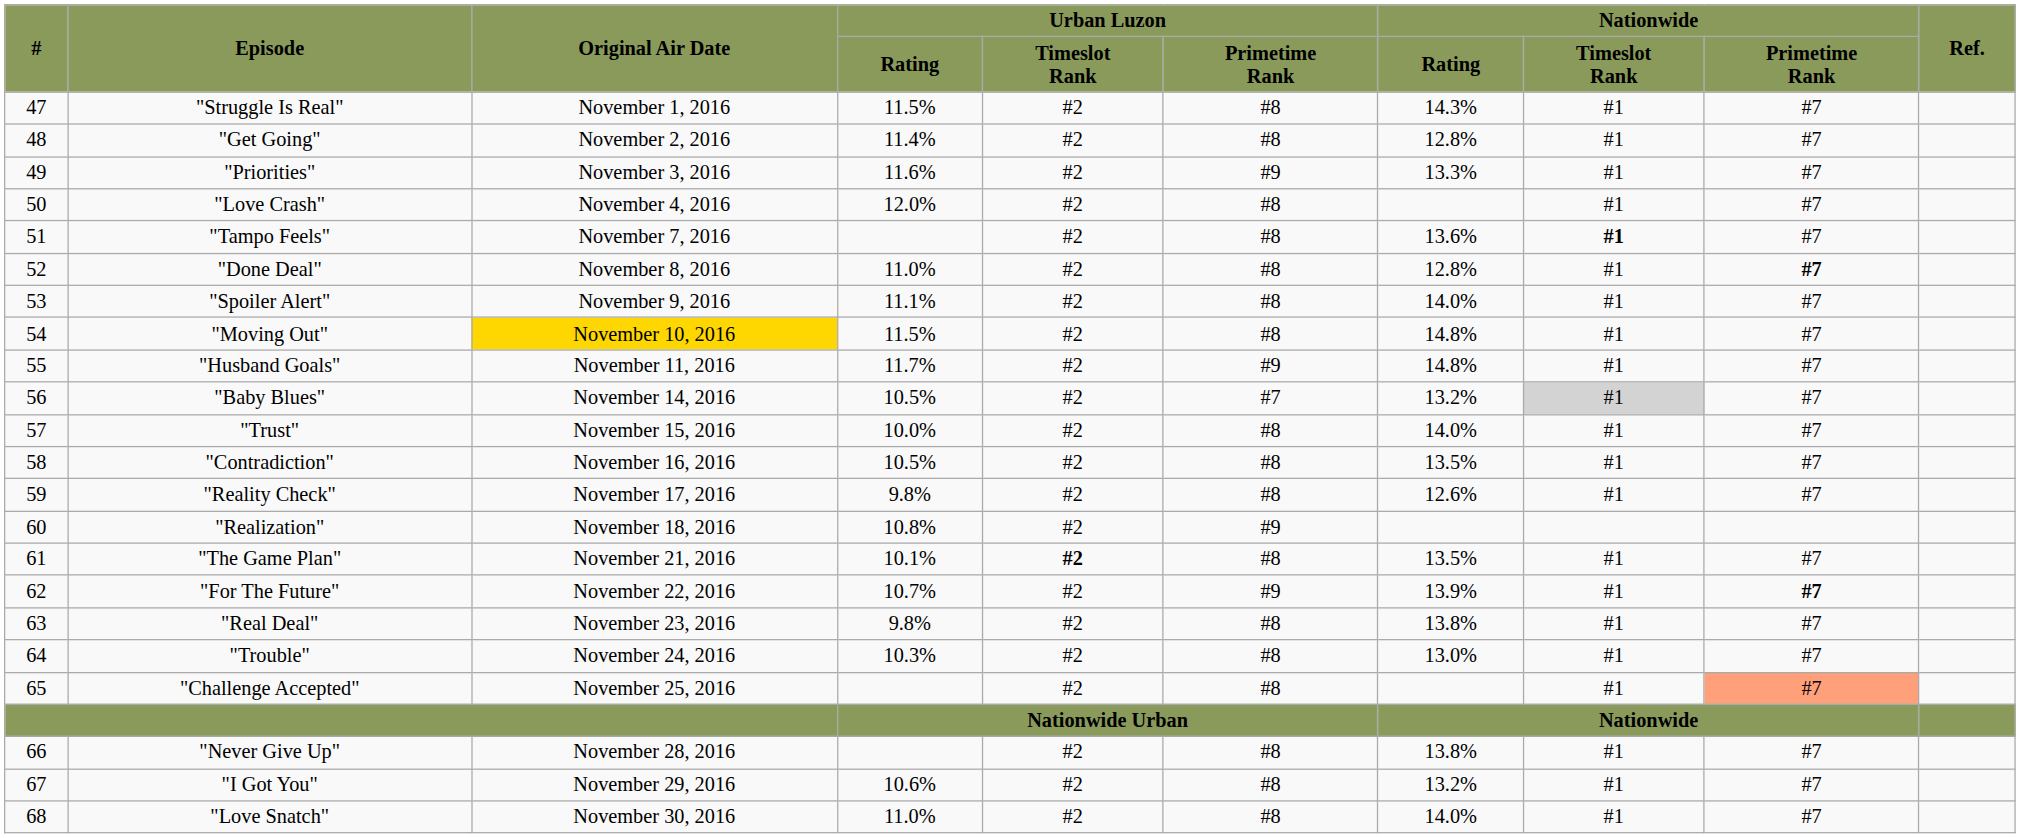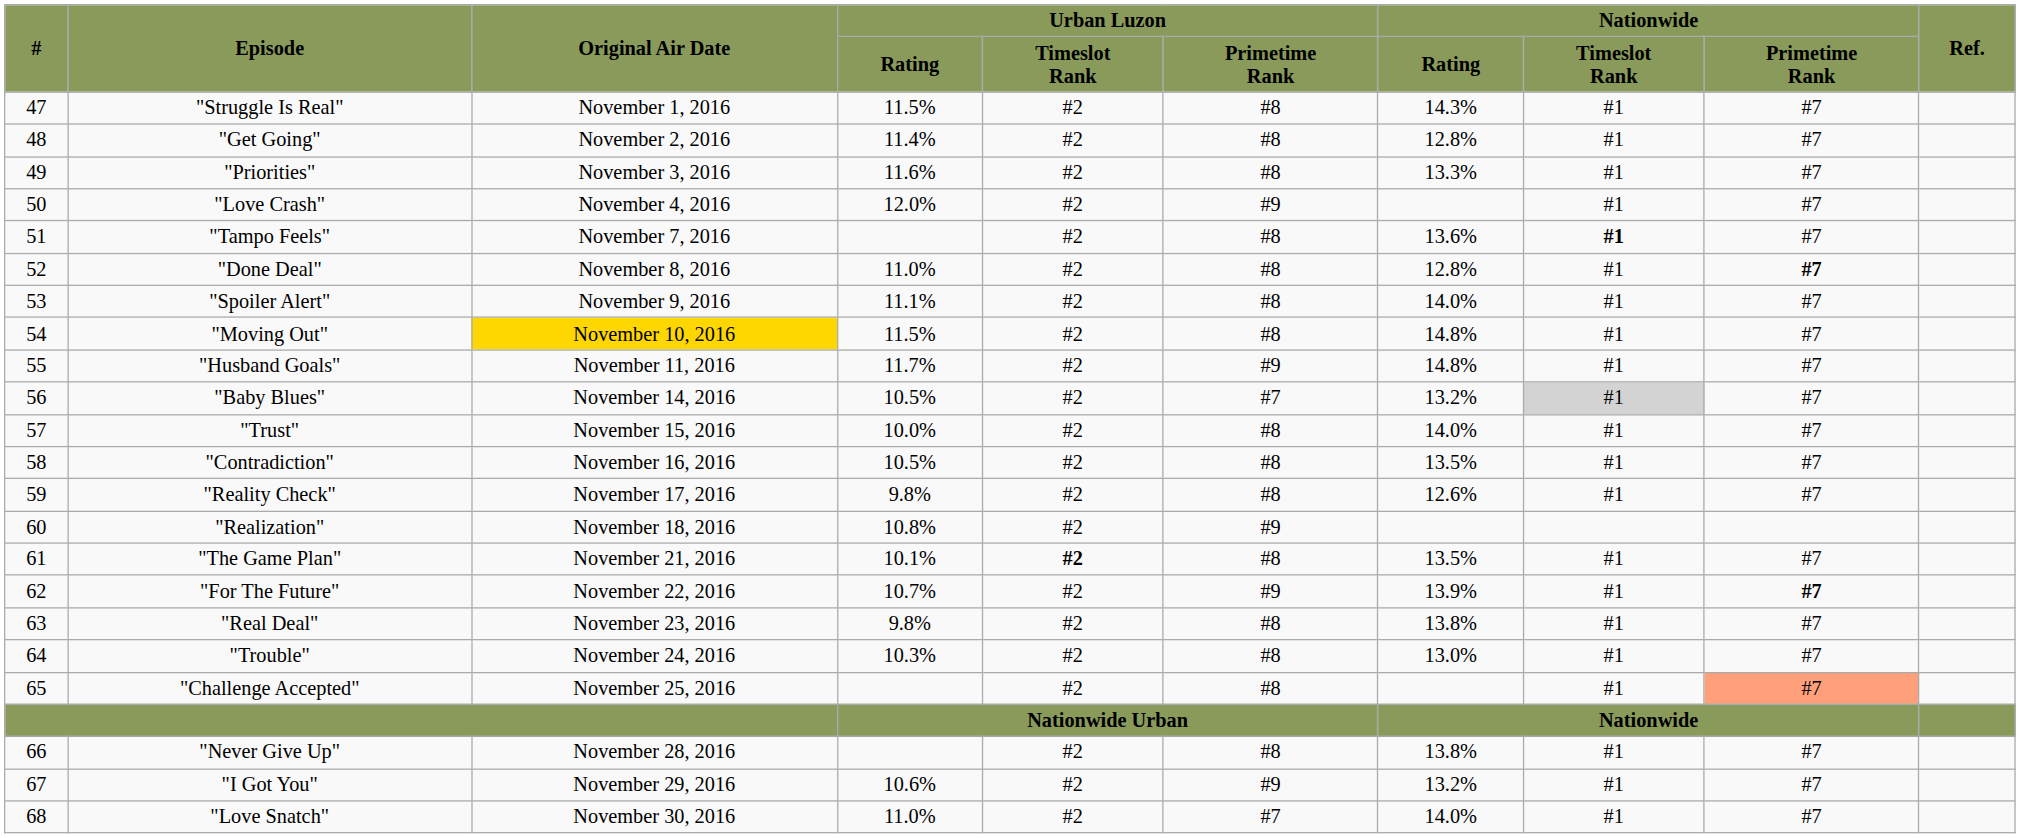(1271, 172) #9 -> (1271, 172) #8
(1271, 204) #8 -> (1271, 204) #9
(1271, 784) #8 -> (1271, 784) #9
(1271, 816) #8 -> (1271, 816) #7
